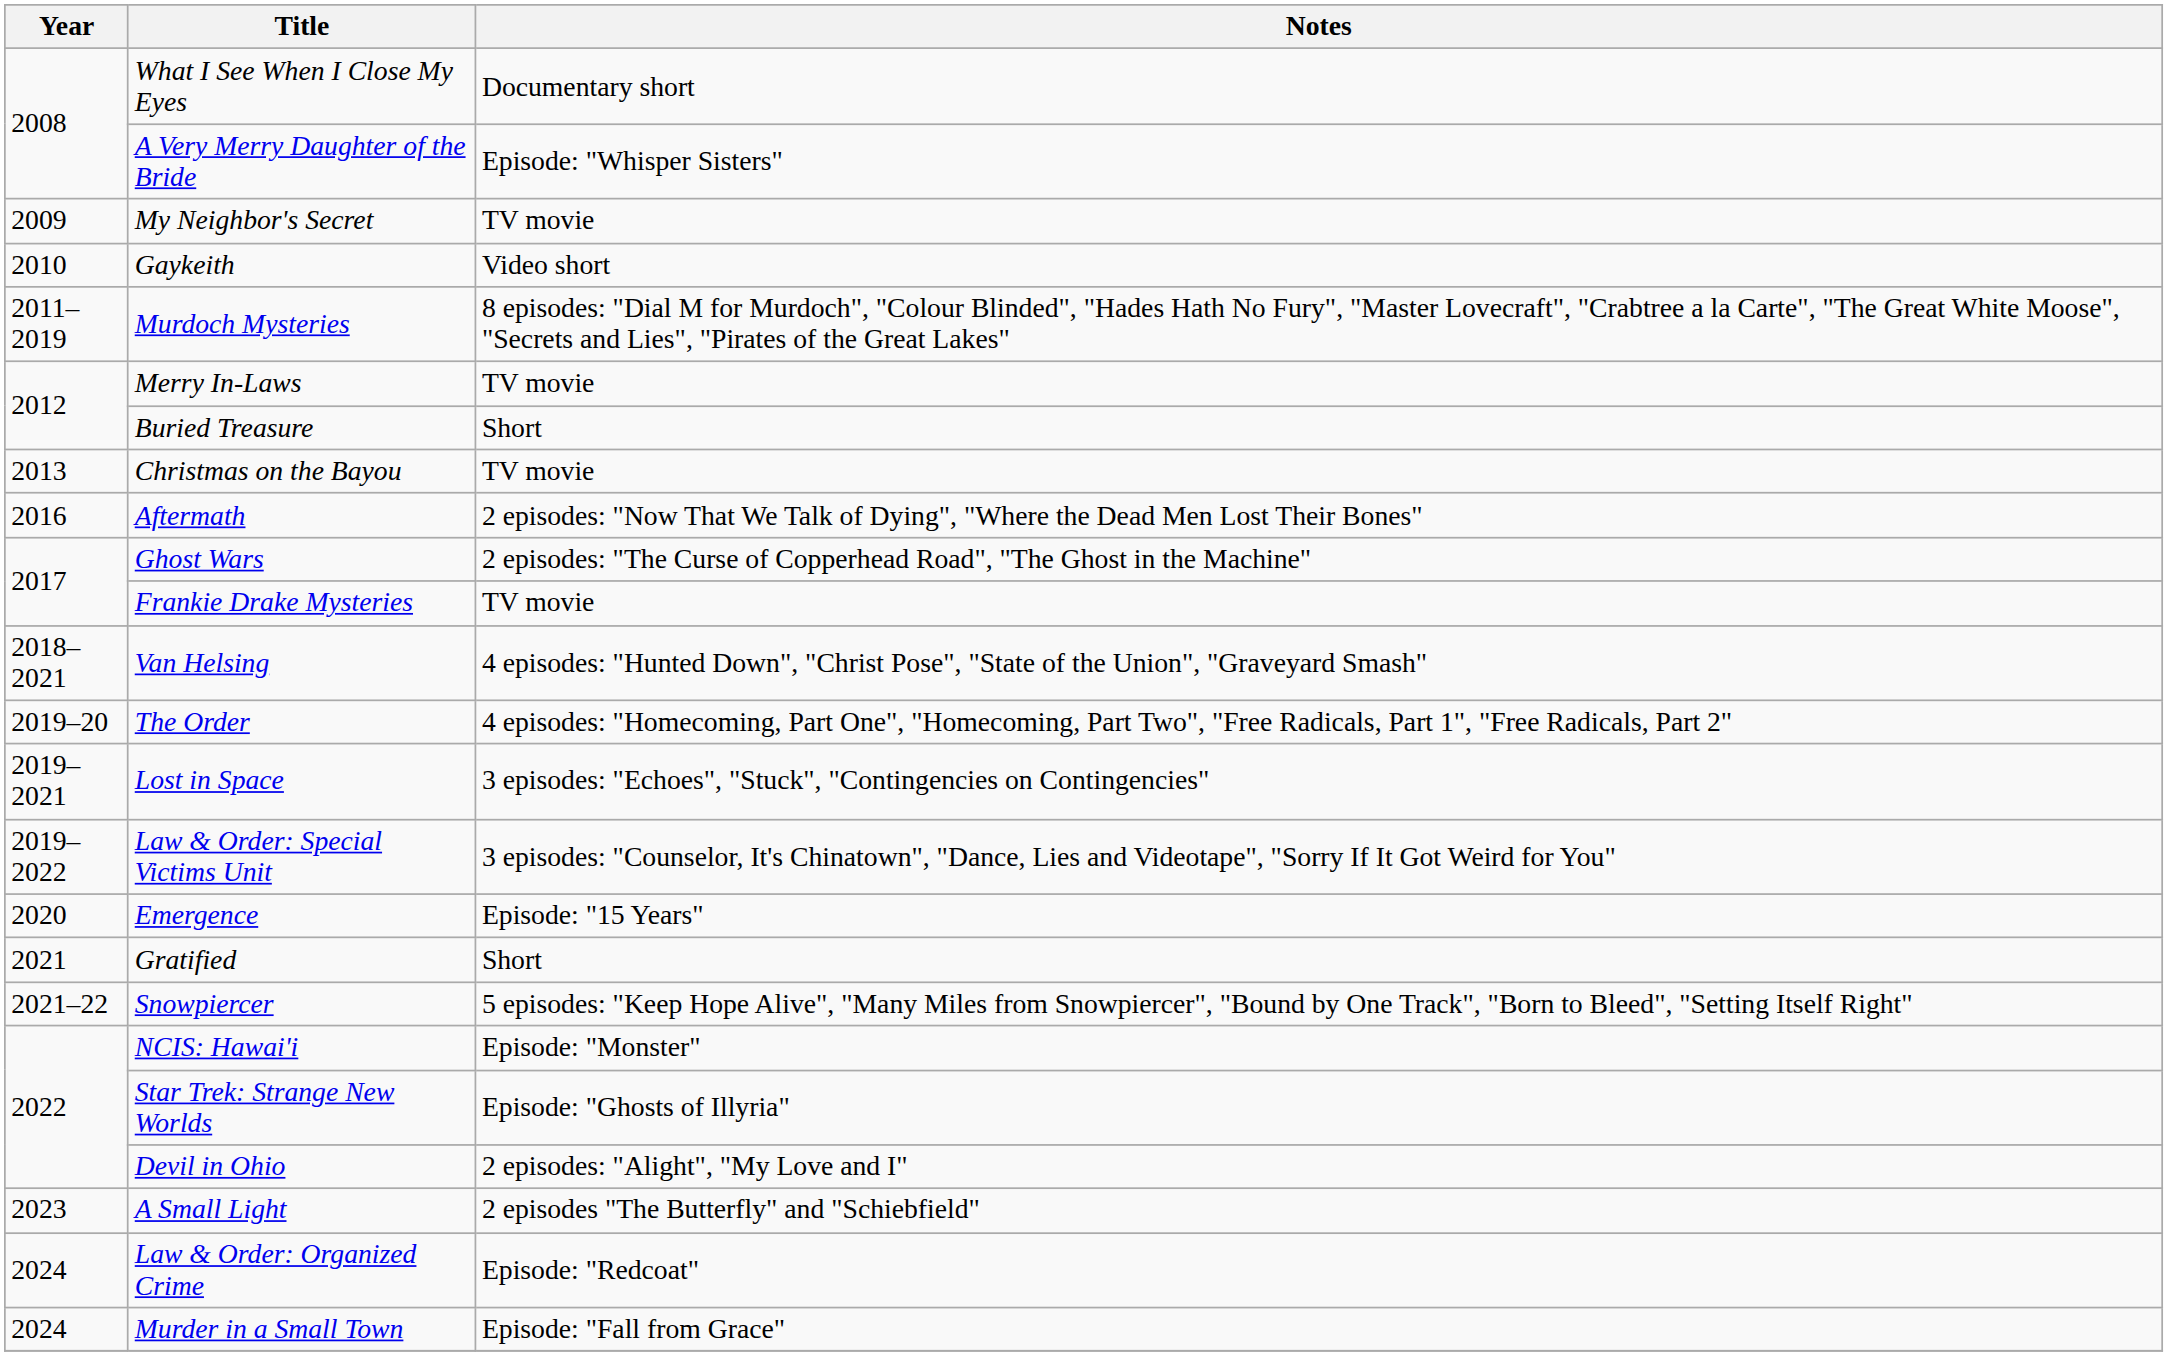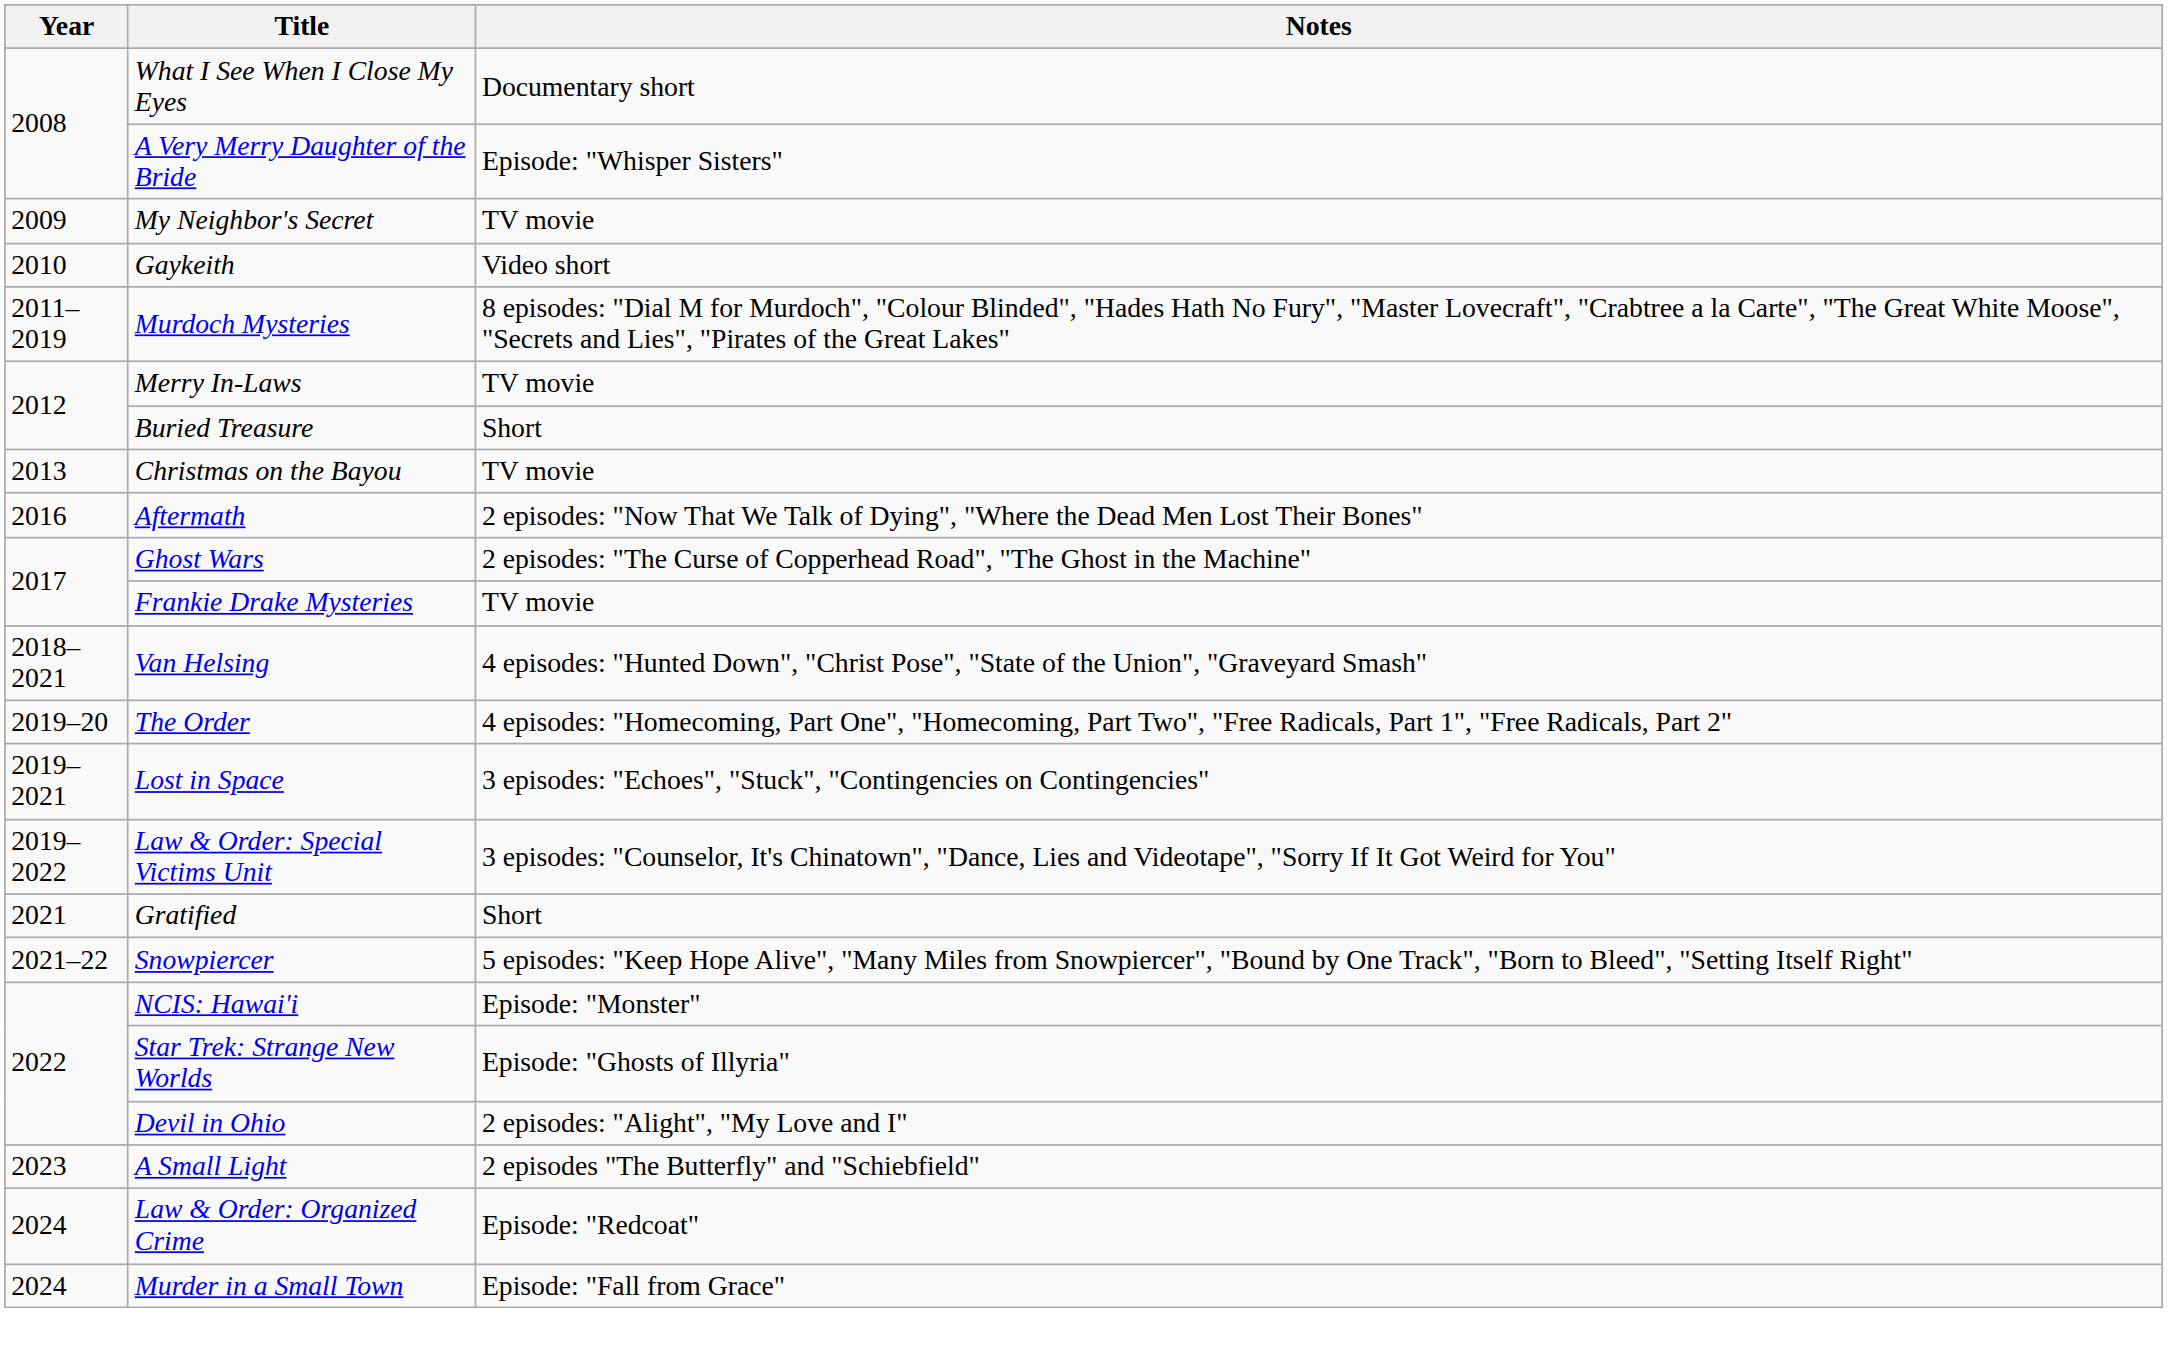- row: (196, 915)
